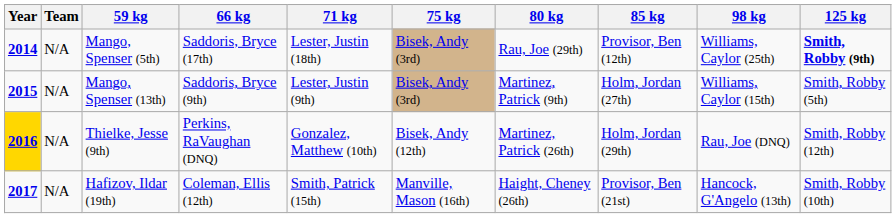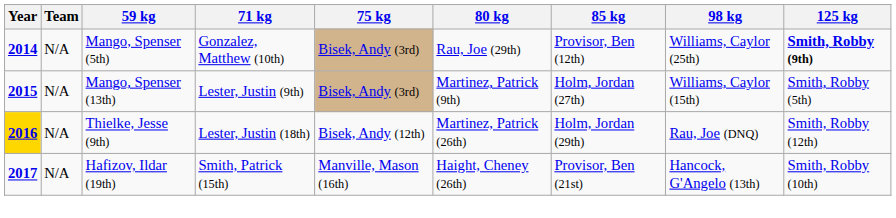- column: (233, 17)
(330, 49) Lester, Justin (18th) -> (241, 49) Gonzalez, Matthew (10th)
(334, 141) Gonzalez, Matthew (10th) -> (254, 133) Lester, Justin (18th)
